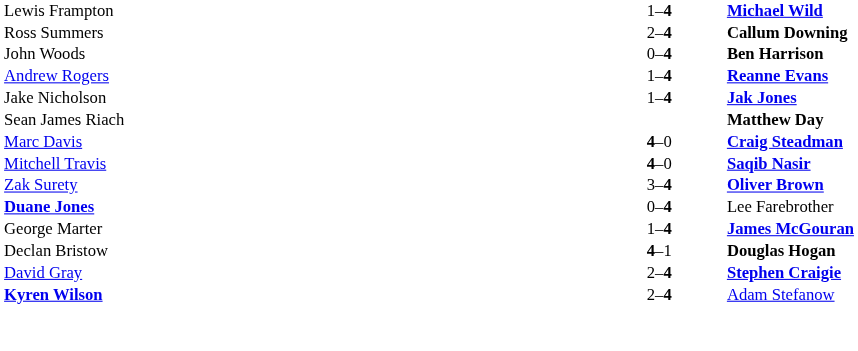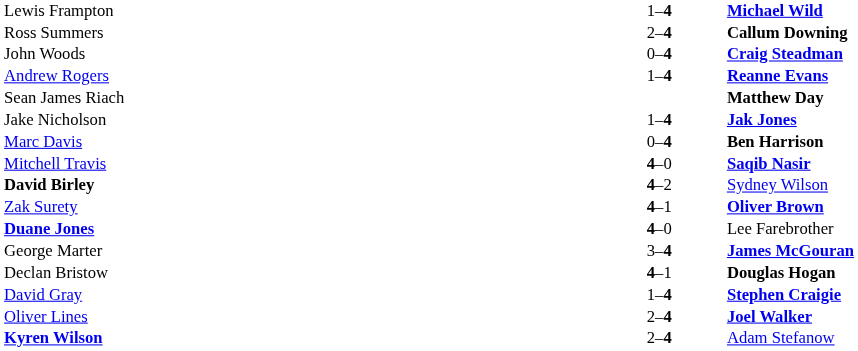(775, 54) Ben Harrison -> (785, 54) Craig Steadman
rows swapped: (64, 119) <-> (55, 97)
(659, 141) 4–0 -> (659, 141) 0–4
(785, 141) Craig Steadman -> (775, 141) Ben Harrison
+ row: (49, 185)
(659, 185) 3–4 -> (659, 207) 4–1
(659, 207) 0–4 -> (659, 228) 4–0
(659, 228) 1–4 -> (659, 250) 3–4
(659, 272) 2–4 -> (659, 294) 1–4
+ row: (46, 316)
